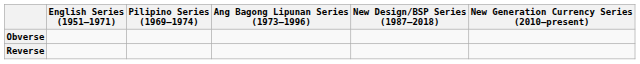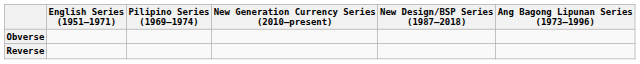columns swapped: (281, 17) <-> (552, 17)
